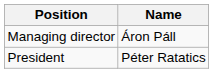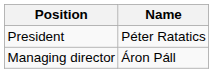rows swapped: (36, 57) <-> (61, 36)
